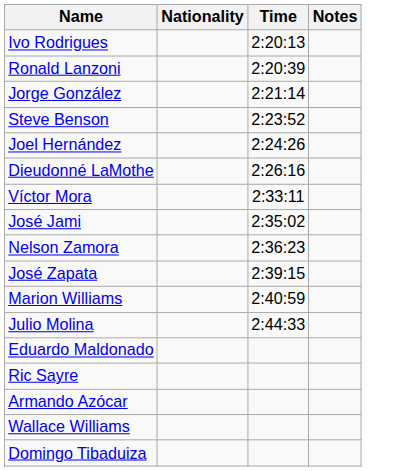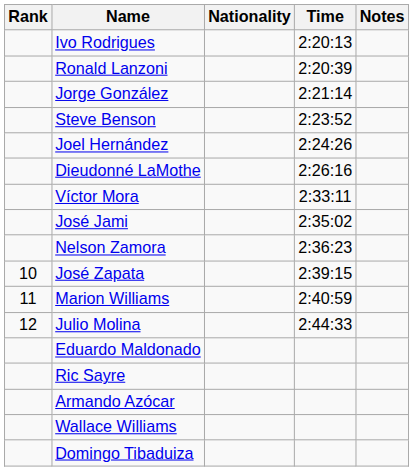+ column: (28, 17)
